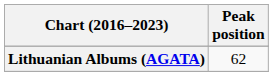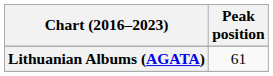(238, 58) 62 -> (238, 58) 61
